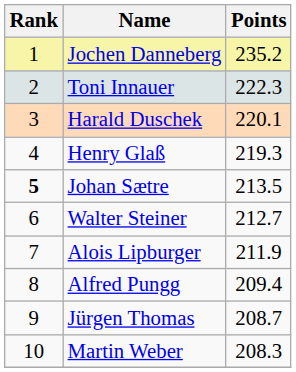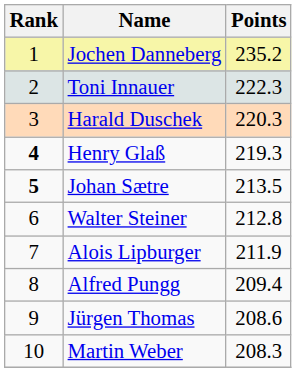(259, 119) 220.1 -> (259, 119) 220.3
(34, 152) normal -> (34, 152) bold
(259, 218) 212.7 -> (259, 218) 212.8
(259, 317) 208.7 -> (259, 317) 208.6
